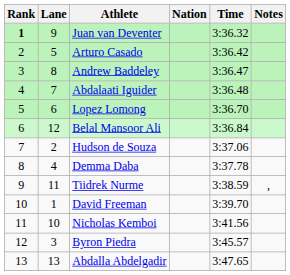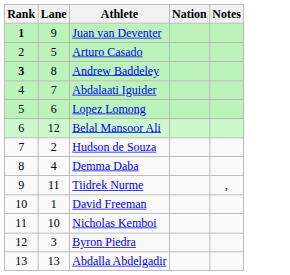- column: (230, 14)
(21, 71) normal -> (21, 71) bold
